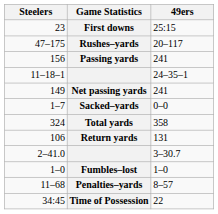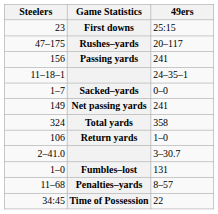rows swapped: (57, 106) <-> (57, 91)
(161, 138) 131 -> (161, 138) 1–0
(161, 169) 1–0 -> (161, 169) 131
